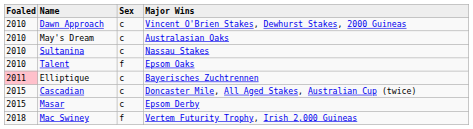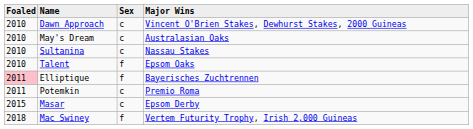(122, 78) c -> (122, 78) f
+ row: (59, 91)
- row: (62, 91)
